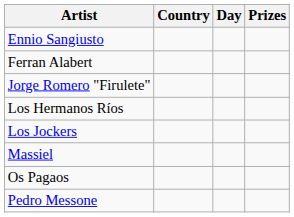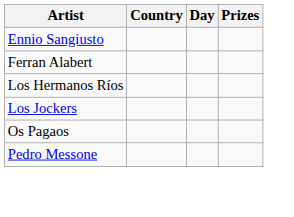- row: (79, 85)
- row: (30, 154)
